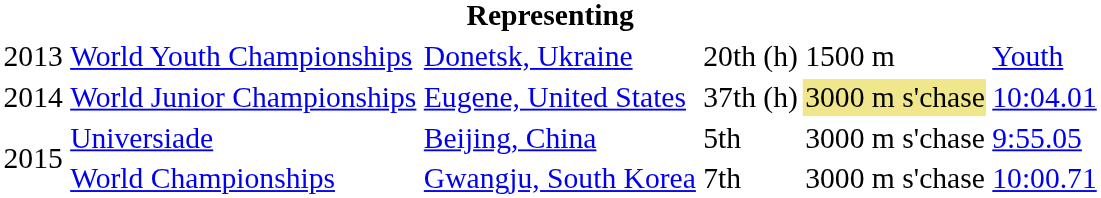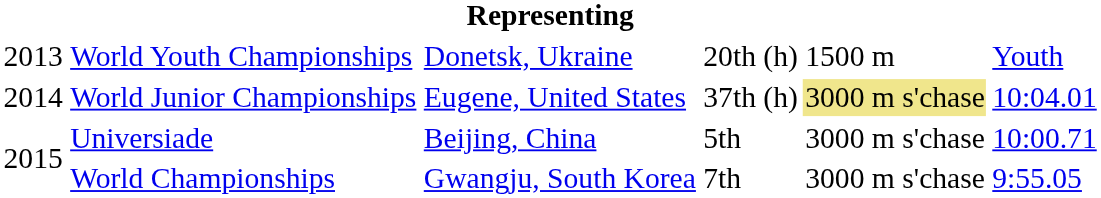(1037, 137) 9:55.05 -> (1045, 137) 10:00.71
(1045, 178) 10:00.71 -> (1037, 178) 9:55.05
